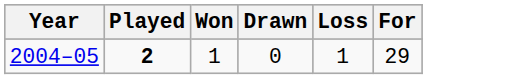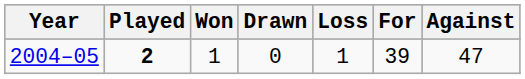+ column: (471, 22)
(397, 57) 29 -> (397, 57) 39
